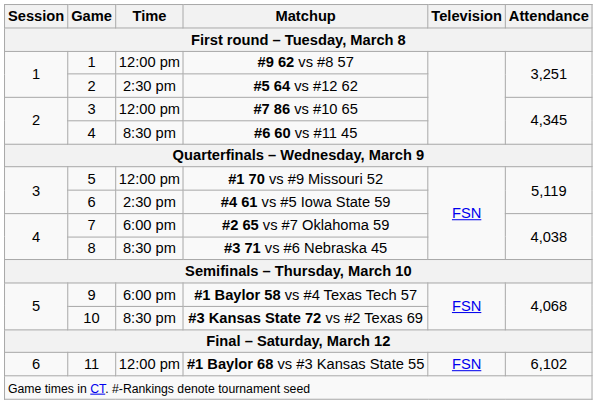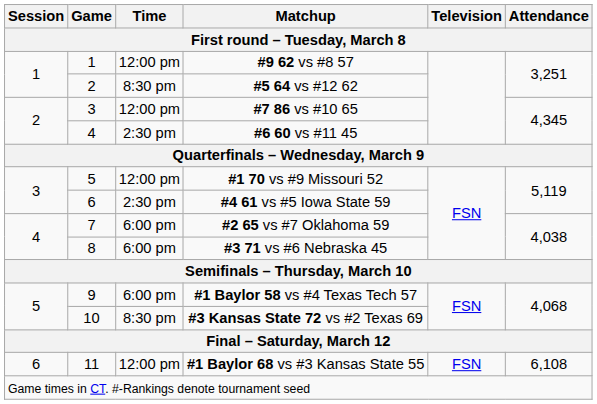(149, 86) 2:30 pm -> (149, 86) 8:30 pm
(149, 133) 8:30 pm -> (149, 133) 2:30 pm
(149, 249) 8:30 pm -> (149, 249) 6:00 pm
(549, 365) 6,102 -> (549, 365) 6,108
